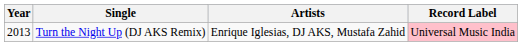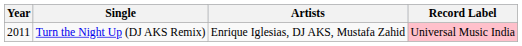(19, 32) 2013 -> (19, 32) 2011
